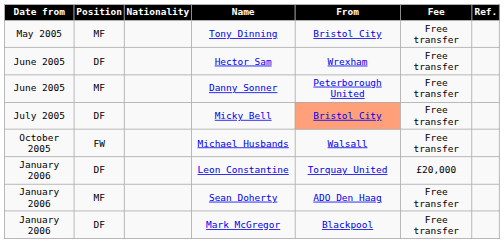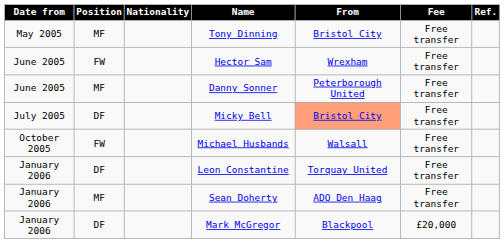(99, 61) DF -> (99, 61) FW
(436, 170) £20,000 -> (436, 170) Free transfer
(436, 224) Free transfer -> (436, 224) £20,000
